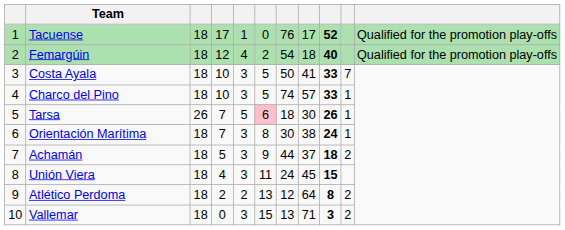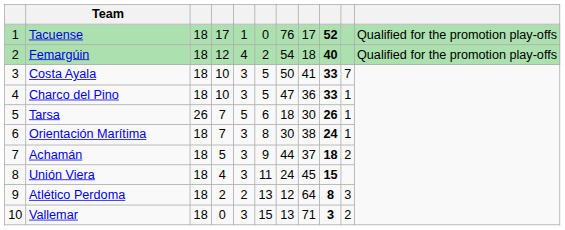(287, 94) 74 -> (287, 94) 47
(309, 94) 57 -> (309, 94) 36
(266, 114) pink background -> (266, 114) no background
(348, 194) 2 -> (348, 194) 3
